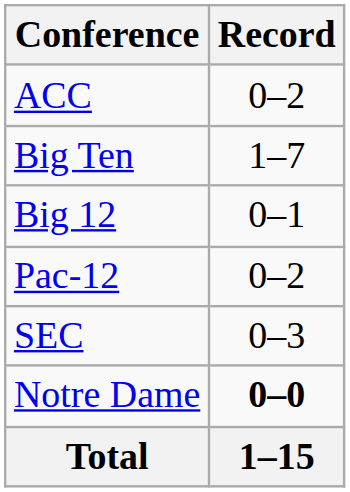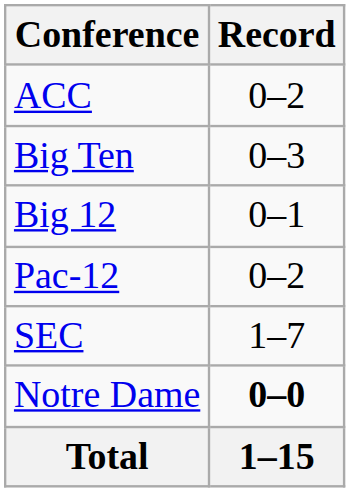(277, 154) 1–7 -> (277, 154) 0–3
(277, 335) 0–3 -> (277, 335) 1–7
